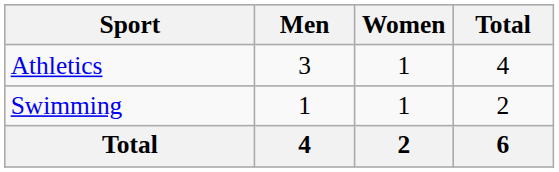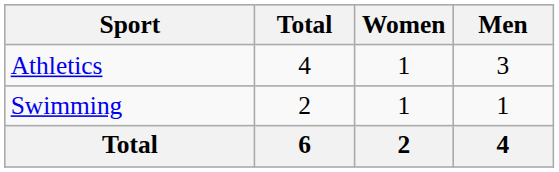columns swapped: (305, 24) <-> (503, 24)
